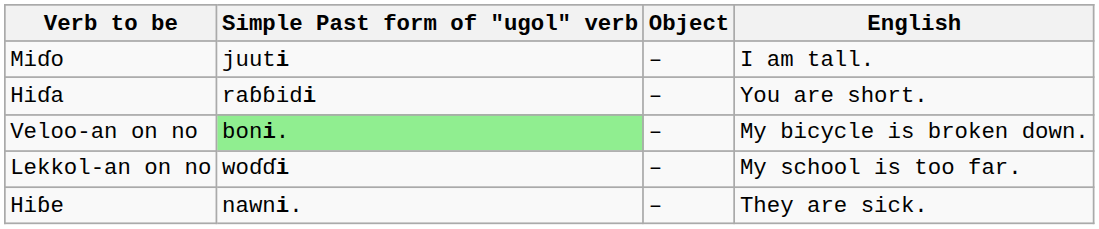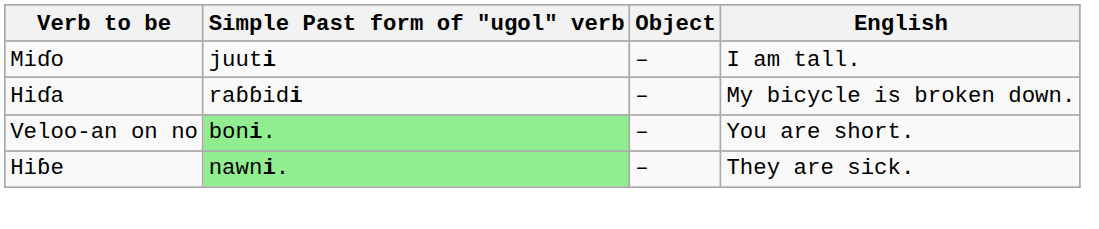(834, 96) You are short. -> (901, 96) My bicycle is broken down.
(914, 132) My bicycle is broken down. -> (820, 132) You are short.
- row: (111, 169)
(262, 205) no background -> (249, 169) lightgreen background
